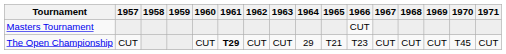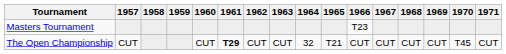(360, 27) CUT -> (360, 27) T23
(308, 42) 29 -> (308, 42) 32
(360, 42) T23 -> (360, 42) CUT
